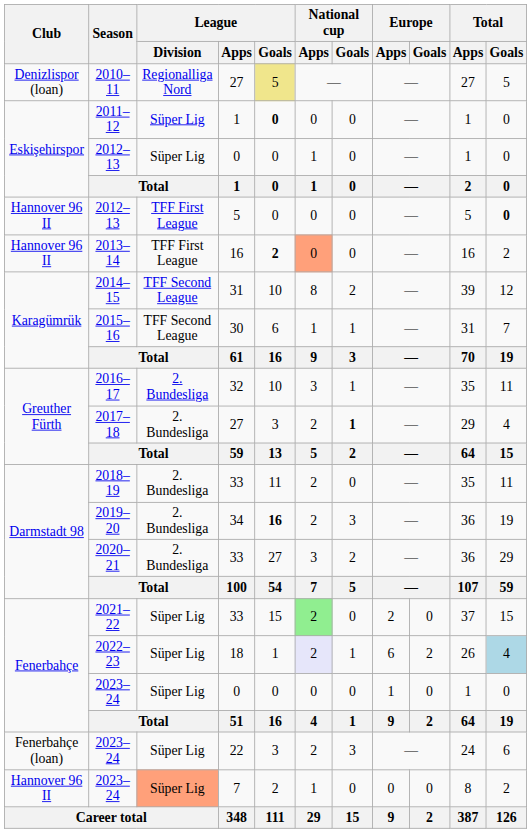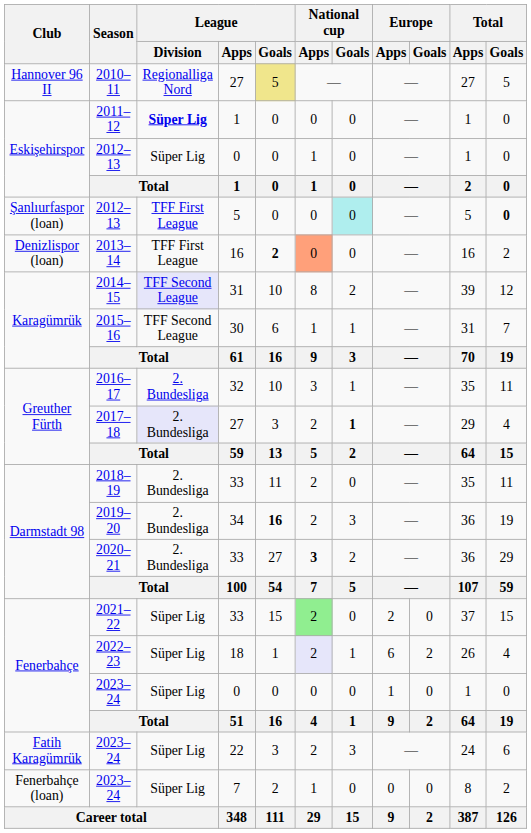(47, 82) Denizlispor (loan) -> (47, 82) Hannover 96 II
(177, 119) normal -> (178, 119) bold
(275, 119) bold -> (275, 119) normal
(47, 216) Hannover 96 II -> (47, 216) Şanlıurfaspor (loan)
(352, 216) no background -> (352, 216) paleturquoise background
(47, 253) Hannover 96 II -> (47, 253) Denizlispor (loan)
(177, 290) no background -> (178, 290) lavender background
(177, 424) no background -> (178, 424) lavender background
(314, 558) normal -> (314, 558) bold
(506, 654) lightblue background -> (506, 654) no background
(47, 750) Fenerbahçe (loan) -> (47, 750) Fatih Karagümrük
(47, 788) Hannover 96 II -> (47, 788) Fenerbahçe (loan)
(177, 788) lightsalmon background -> (178, 788) no background
